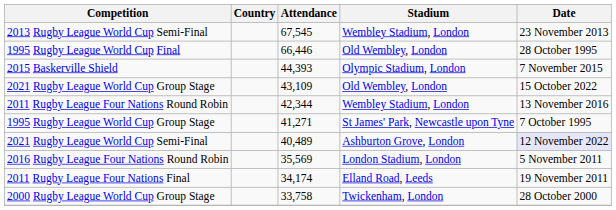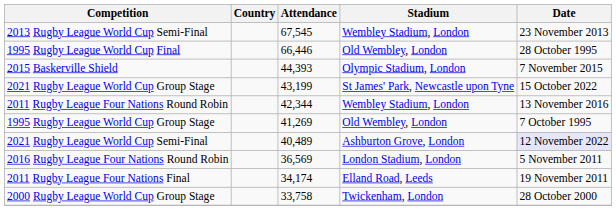(297, 86) 43,109 -> (297, 86) 43,199
(395, 86) Old Wembley, London -> (428, 86) St James' Park, Newcastle upon Tyne
(297, 123) 41,271 -> (297, 123) 41,269
(428, 123) St James' Park, Newcastle upon Tyne -> (395, 123) Old Wembley, London
(297, 159) 35,569 -> (297, 159) 36,569
